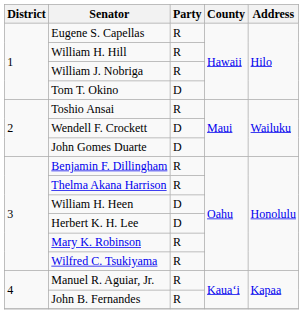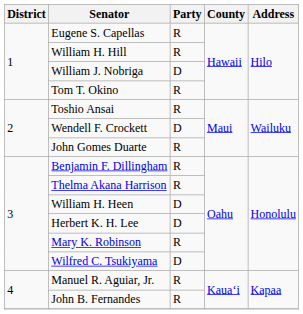(177, 71) R -> (177, 71) D
(177, 90) D -> (177, 90) R
(177, 147) D -> (177, 147) R
(177, 261) R -> (177, 261) D
